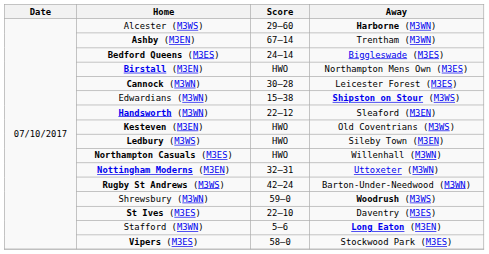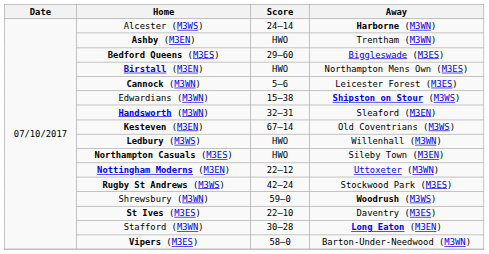(280, 26) 29–60 -> (280, 26) 24–14
(280, 40) 67–14 -> (280, 40) HWO
(280, 55) 24–14 -> (280, 55) 29–60
(280, 84) 30–28 -> (280, 84) 5–6
(280, 112) 22–12 -> (280, 112) 32–31
(280, 127) HWO -> (280, 127) 67–14
(396, 141) Sileby Town (M3EN) -> (396, 141) Willenhall (M3WN)
(396, 156) Willenhall (M3WN) -> (396, 156) Sileby Town (M3EN)
(280, 170) 32–31 -> (280, 170) 22–12
(396, 184) Barton-Under-Needwood (M3WN) -> (396, 184) Stockwood Park (M3ES)
(280, 228) 5–6 -> (280, 228) 30–28
(396, 242) Stockwood Park (M3ES) -> (396, 242) Barton-Under-Needwood (M3WN)
